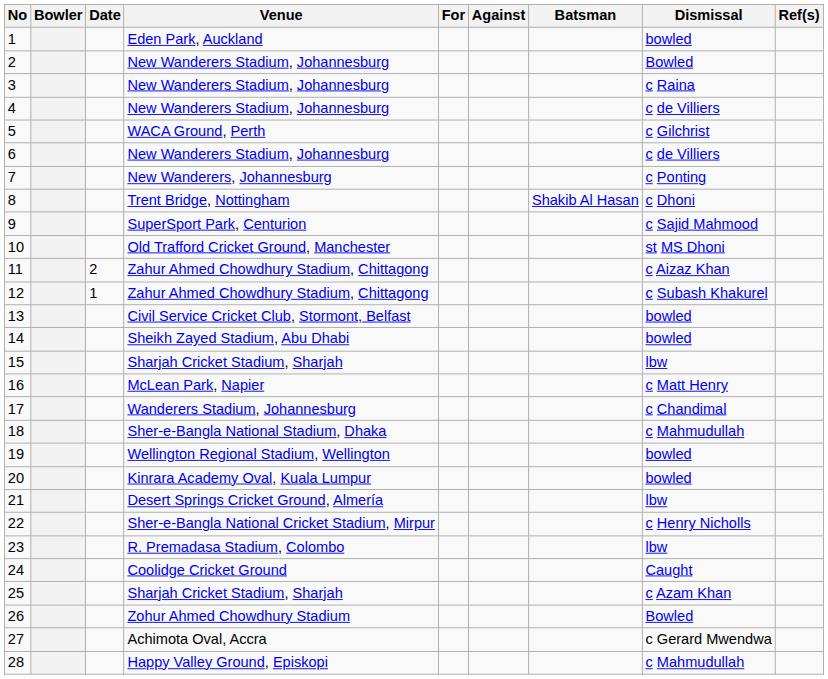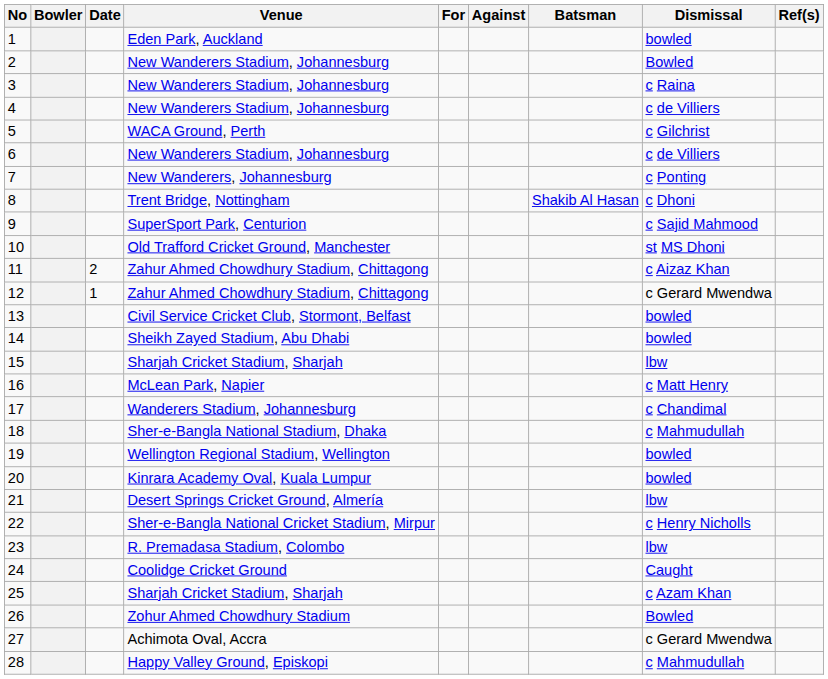(707, 293) c Subash Khakurel -> (709, 293) c Gerard Mwendwa
